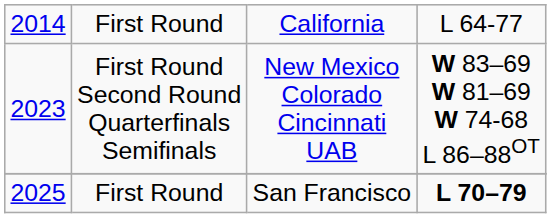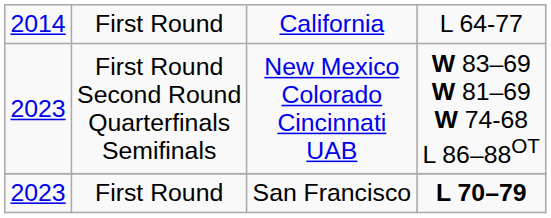(38, 193) 2025 -> (38, 193) 2023
